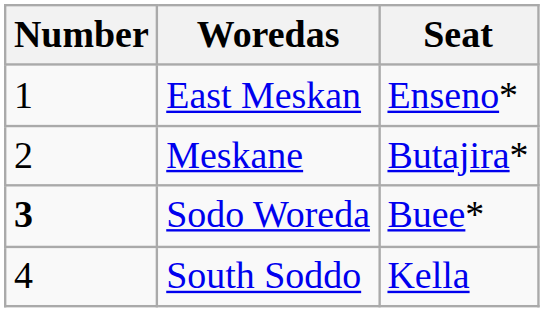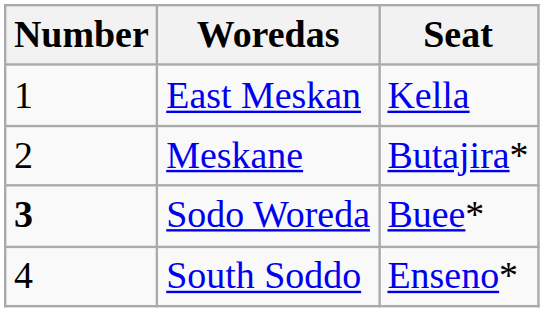(453, 94) Enseno* -> (429, 94) Kella
(429, 275) Kella -> (453, 275) Enseno*
